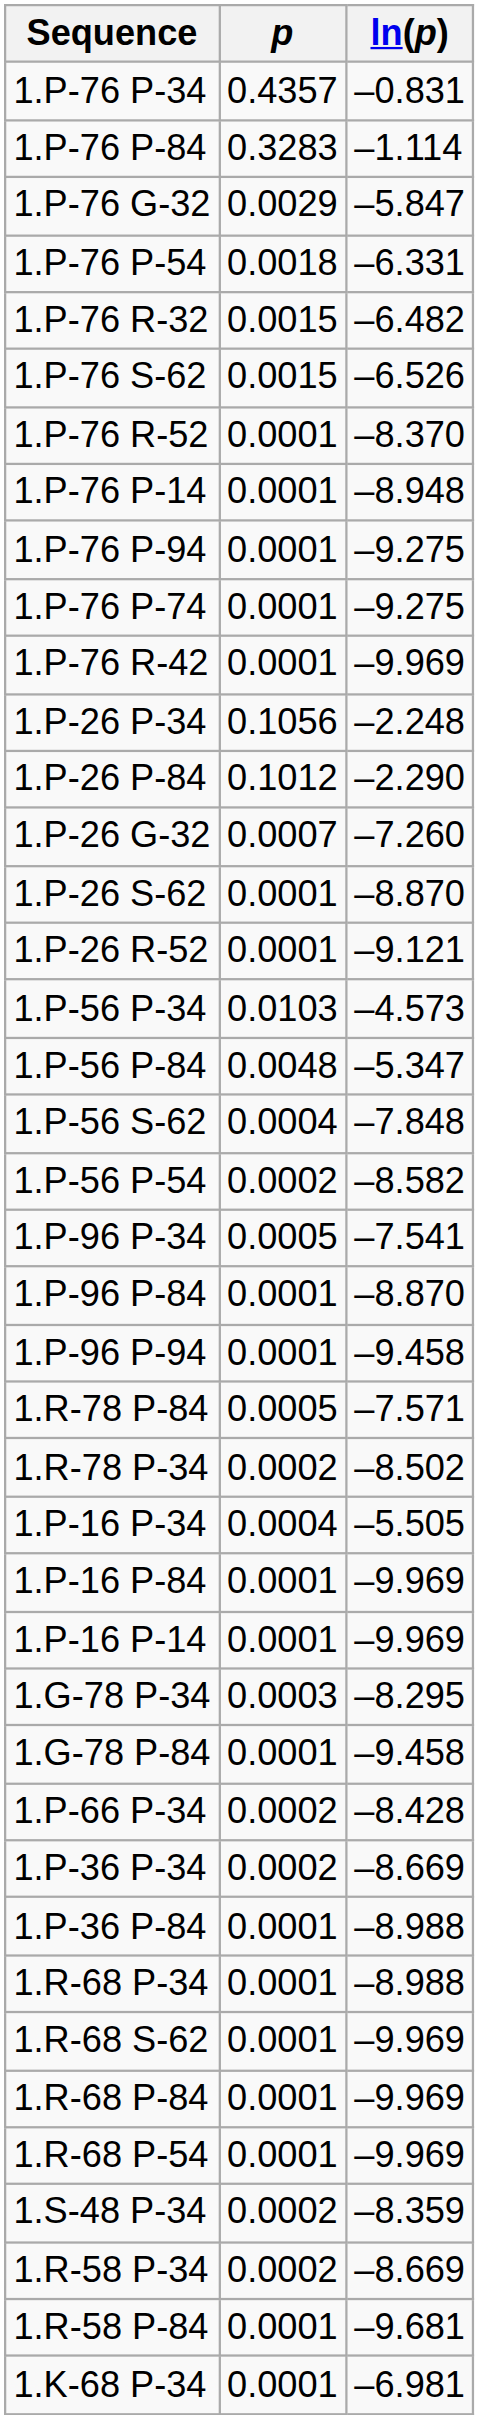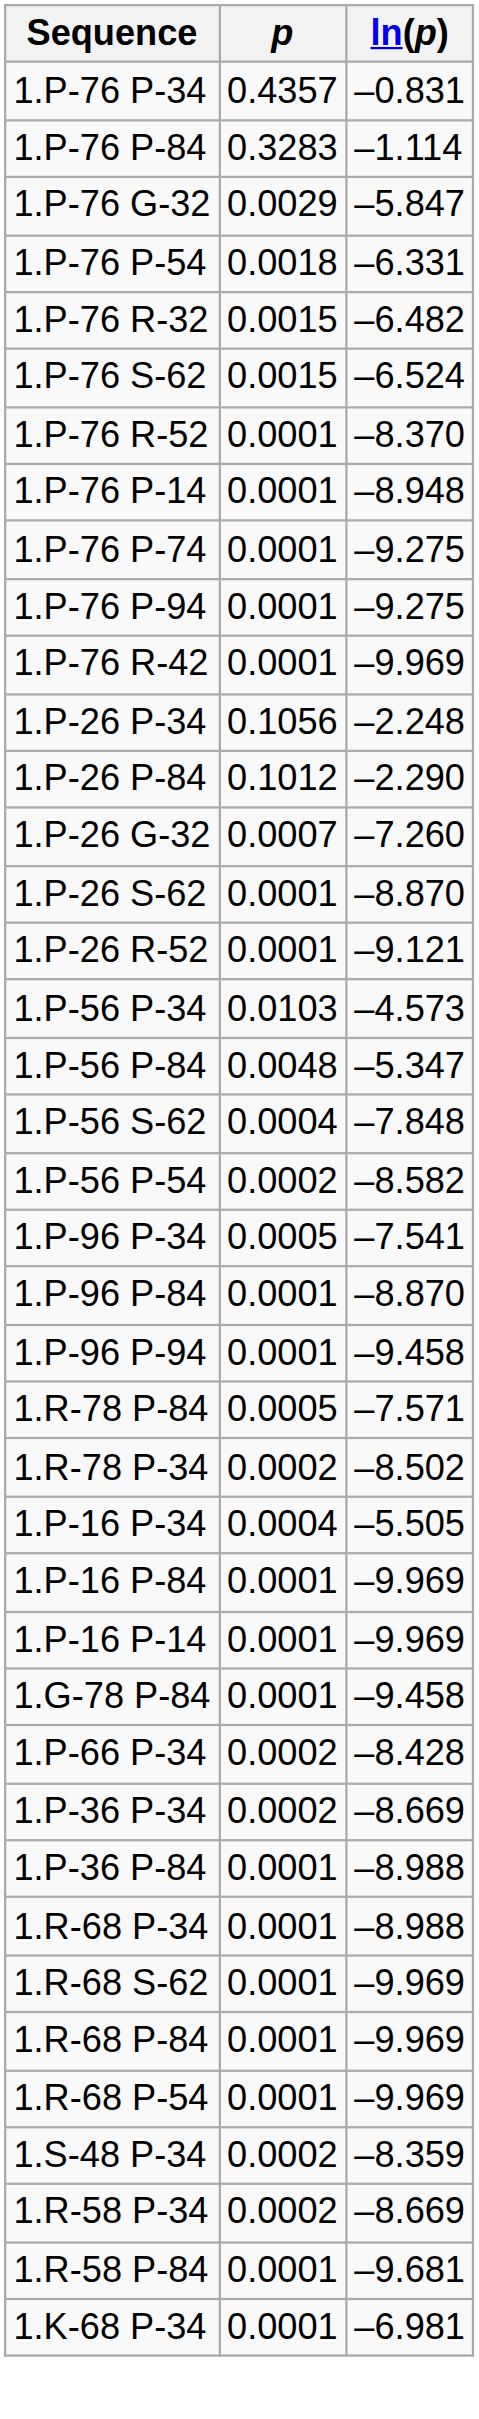(410, 377) –6.526 -> (410, 377) –6.524
rows swapped: (110, 606) <-> (110, 549)
- row: (112, 1696)
